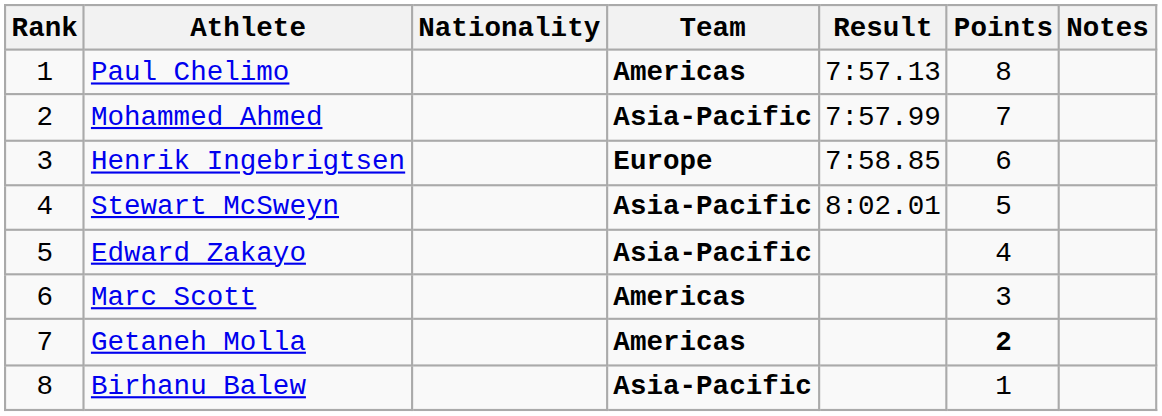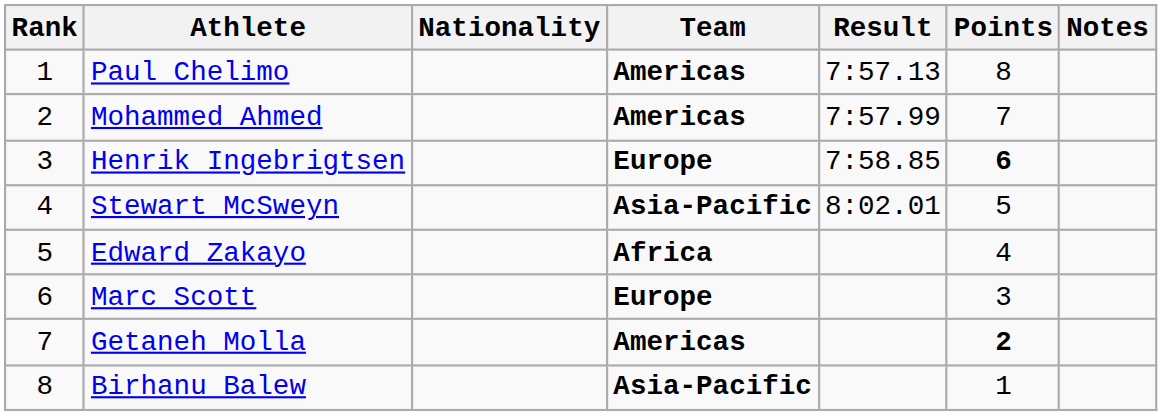(713, 117) Asia-Pacific -> (680, 117) Americas
(1003, 162) normal -> (1003, 162) bold
(713, 252) Asia-Pacific -> (663, 252) Africa
(680, 297) Americas -> (663, 297) Europe
